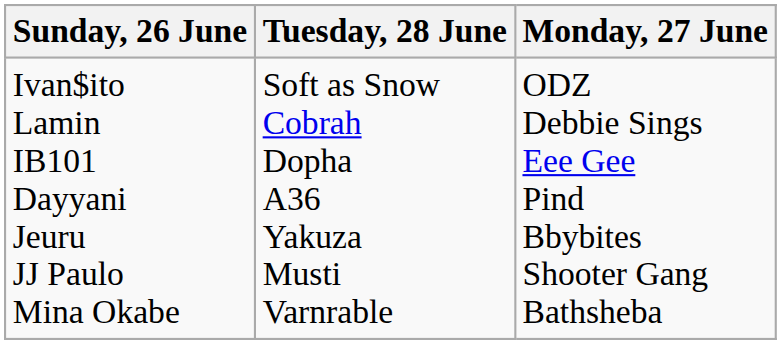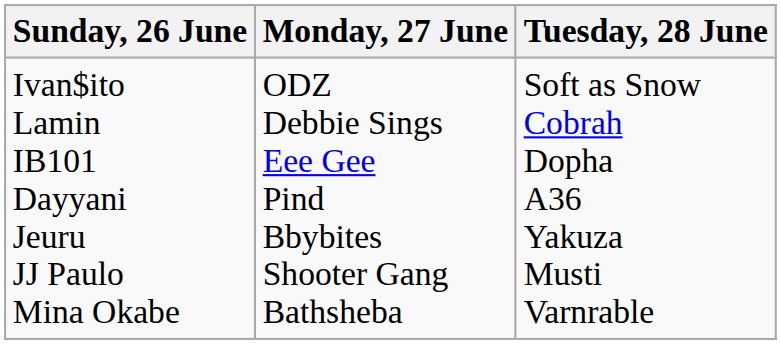columns swapped: (645, 31) <-> (385, 31)
